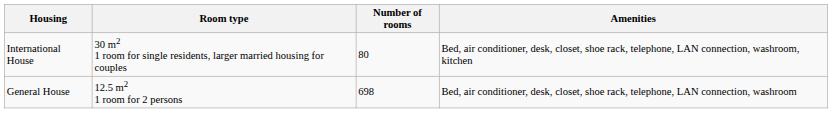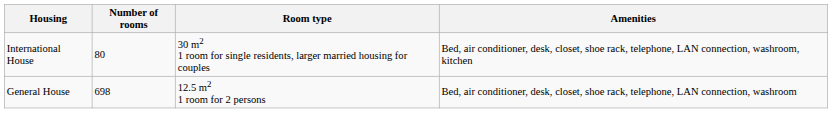columns swapped: (397, 18) <-> (224, 18)
